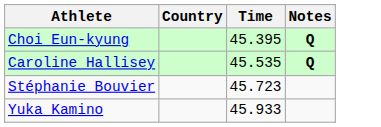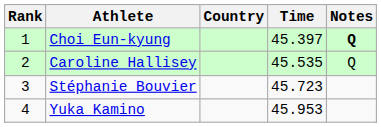+ column: (25, 16)
(256, 40) 45.395 -> (297, 40) 45.397
(310, 63) bold -> (352, 63) normal
(256, 110) 45.933 -> (297, 110) 45.953
